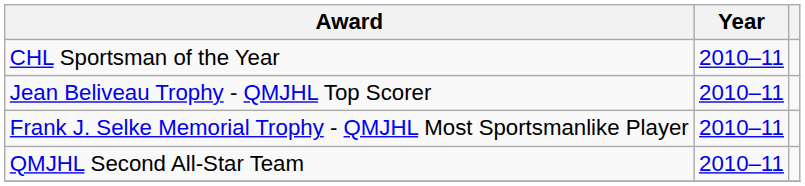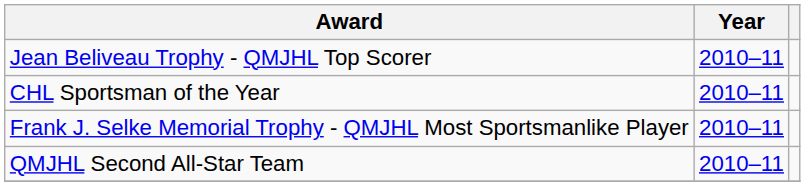rows swapped: (145, 57) <-> (221, 92)
